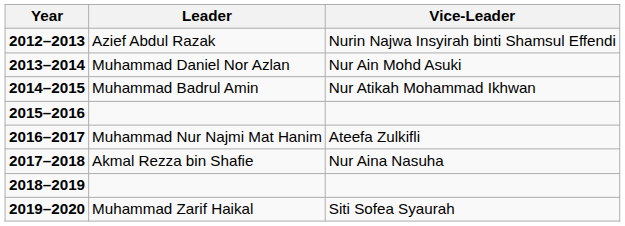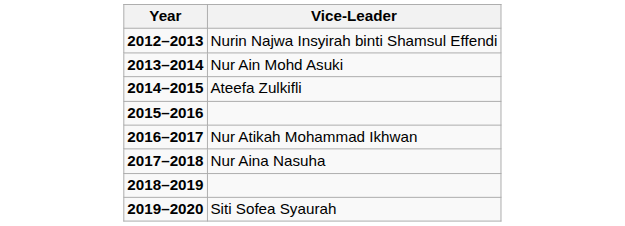- column: (207, 16)
(432, 88) Nur Atikah Mohammad Ikhwan -> (256, 88) Ateefa Zulkifli
(374, 137) Ateefa Zulkifli -> (314, 137) Nur Atikah Mohammad Ikhwan
